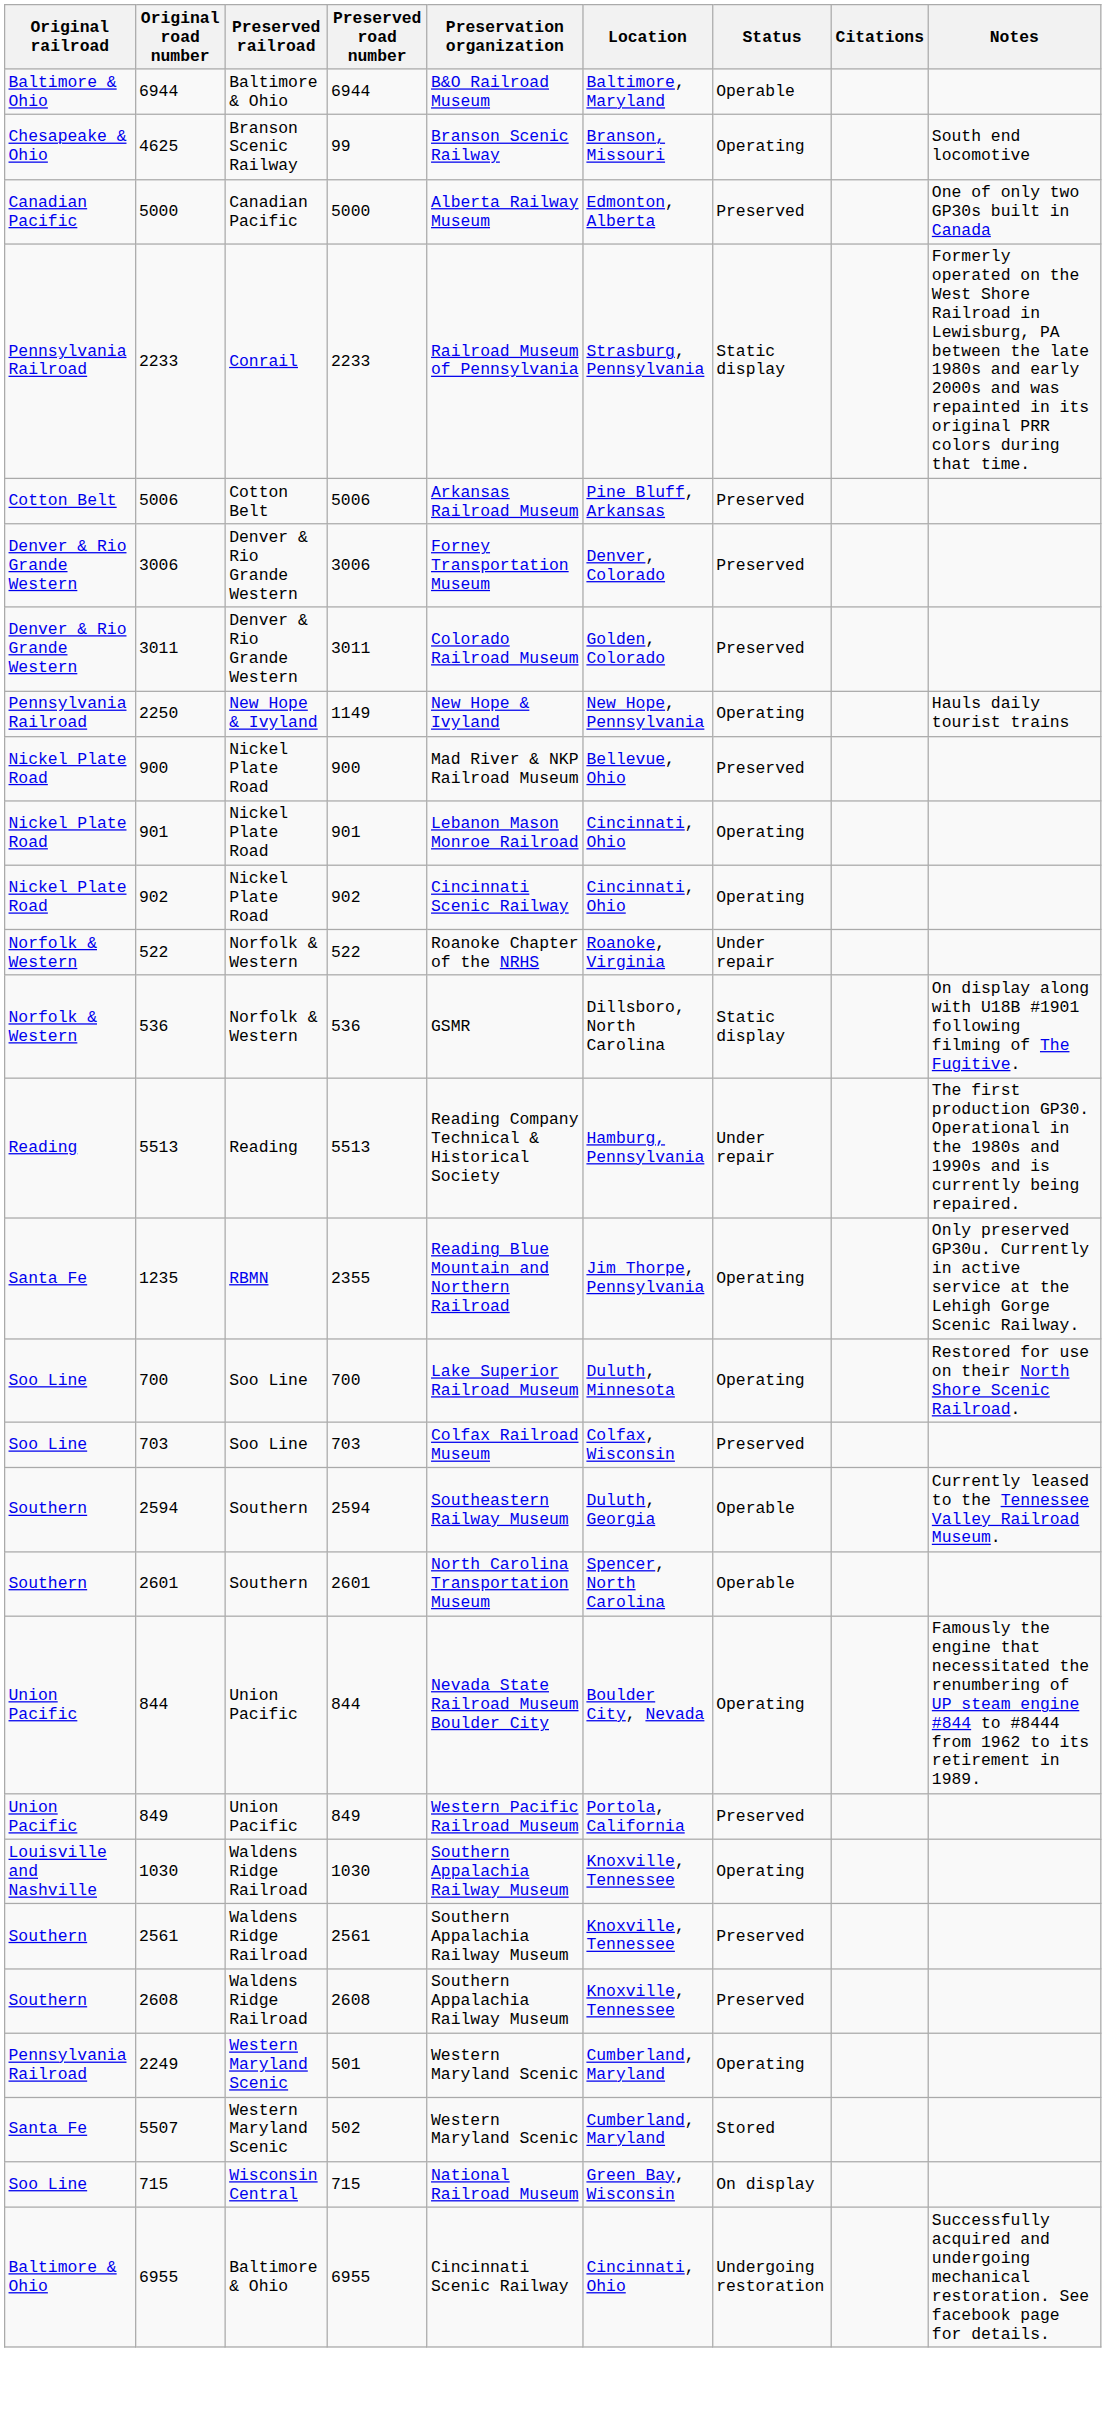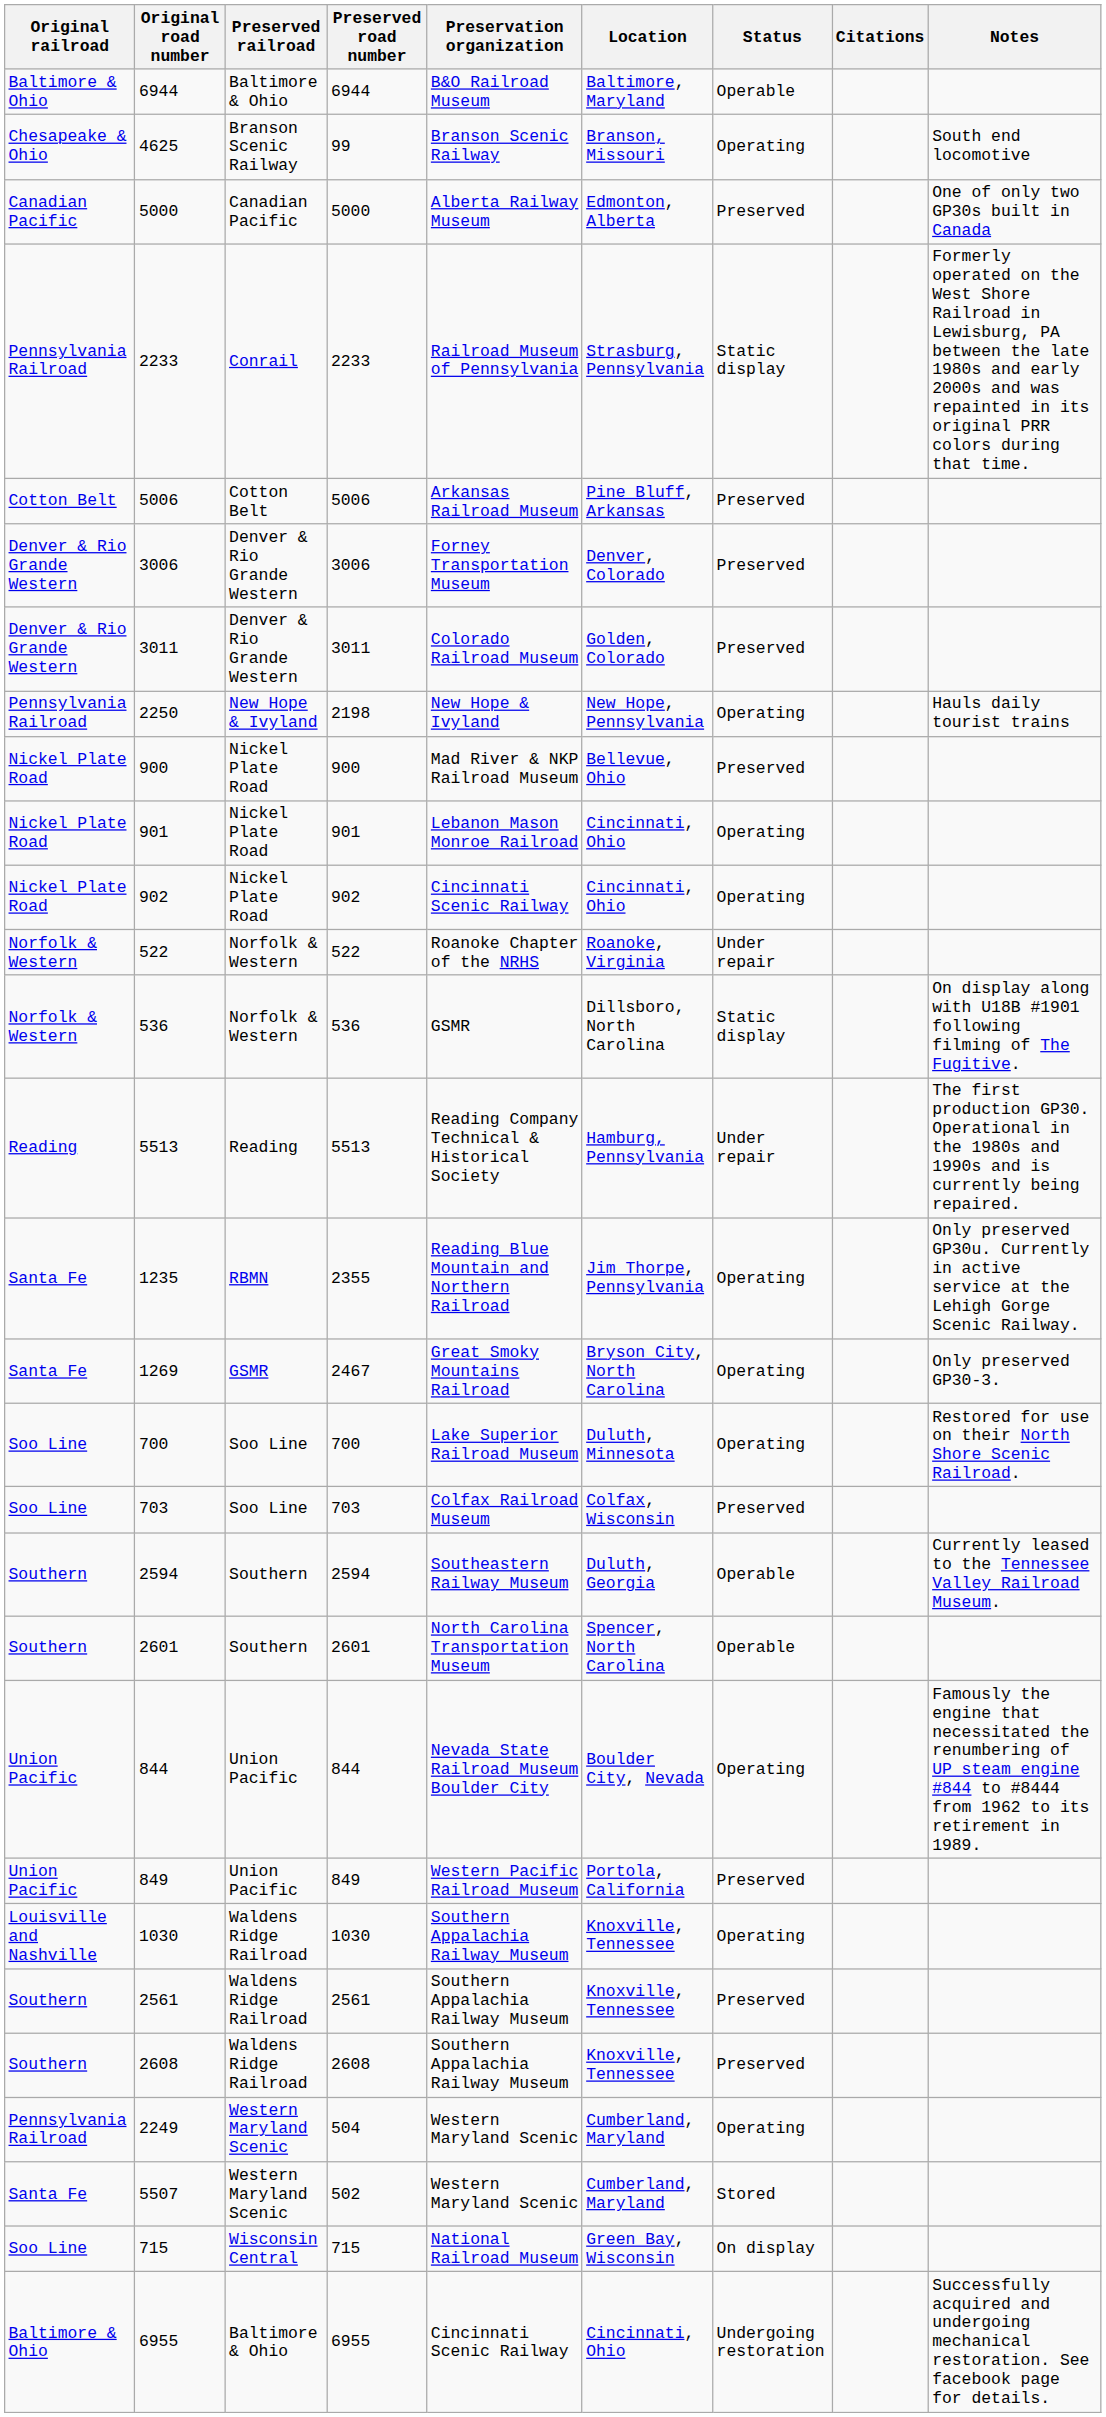(351, 713) 1149 -> (351, 713) 2198
+ row: (159, 1371)
(346, 2065) 501 -> (346, 2130) 504
